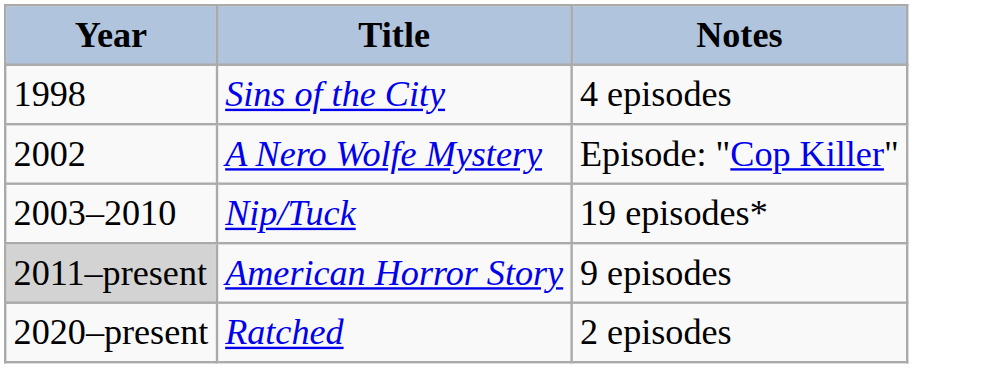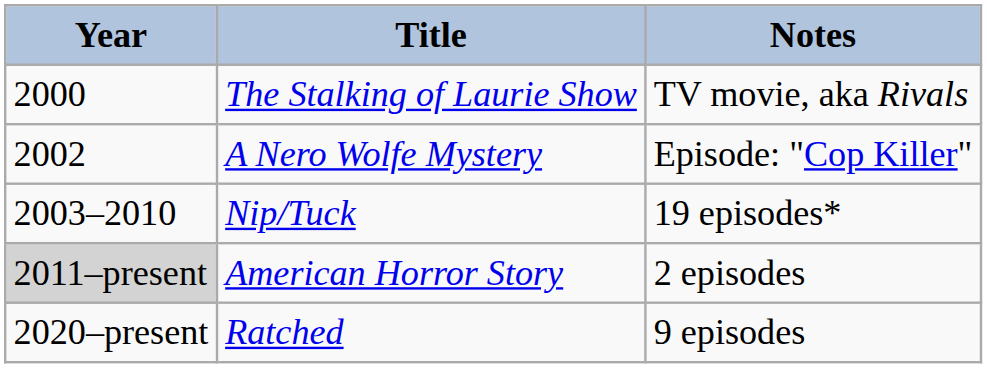- row: (335, 94)
+ row: (431, 94)
(656, 273) 9 episodes -> (729, 273) 2 episodes
(656, 332) 2 episodes -> (729, 332) 9 episodes
